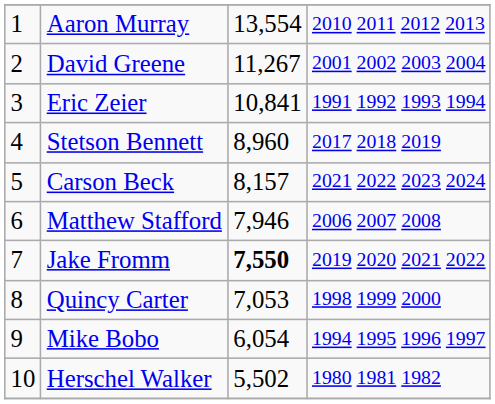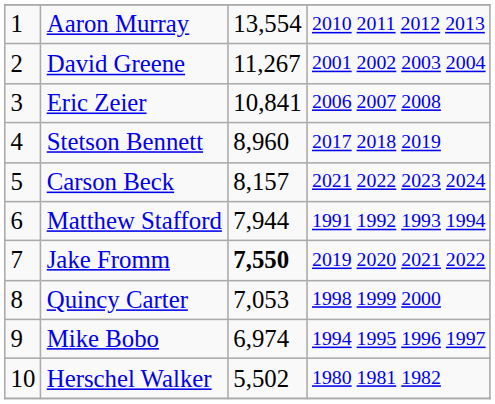(399, 102) 1991 1992 1993 1994 -> (376, 102) 2006 2007 2008
(261, 220) 7,946 -> (261, 220) 7,944
(376, 220) 2006 2007 2008 -> (399, 220) 1991 1992 1993 1994
(261, 338) 6,054 -> (261, 338) 6,974
